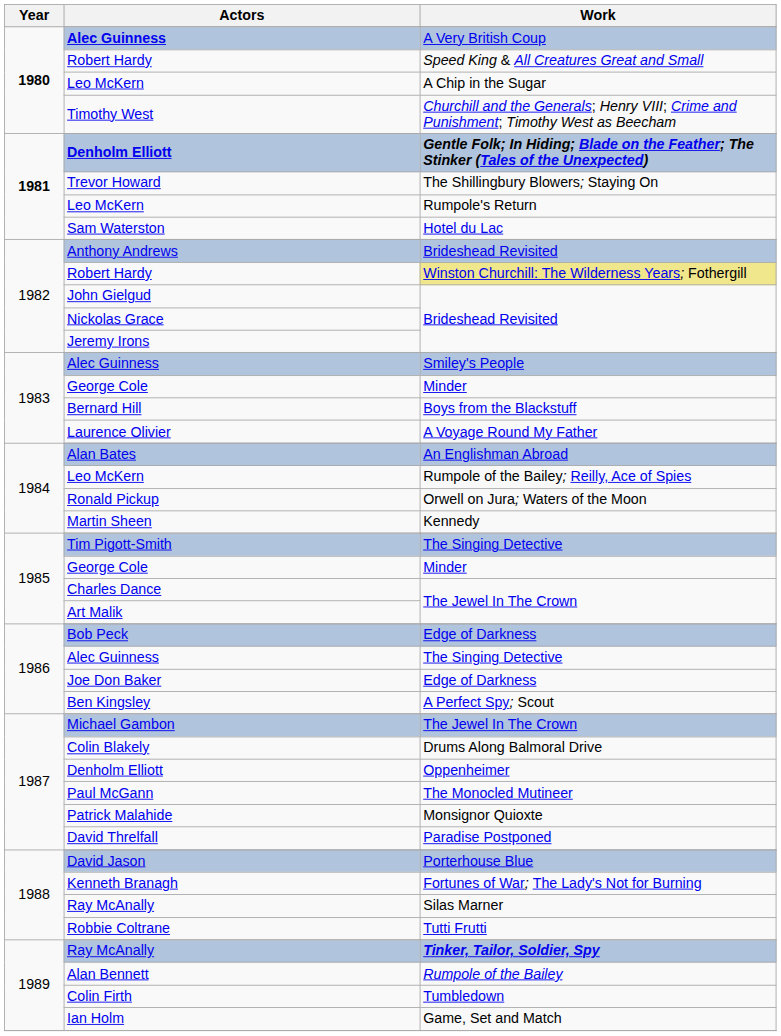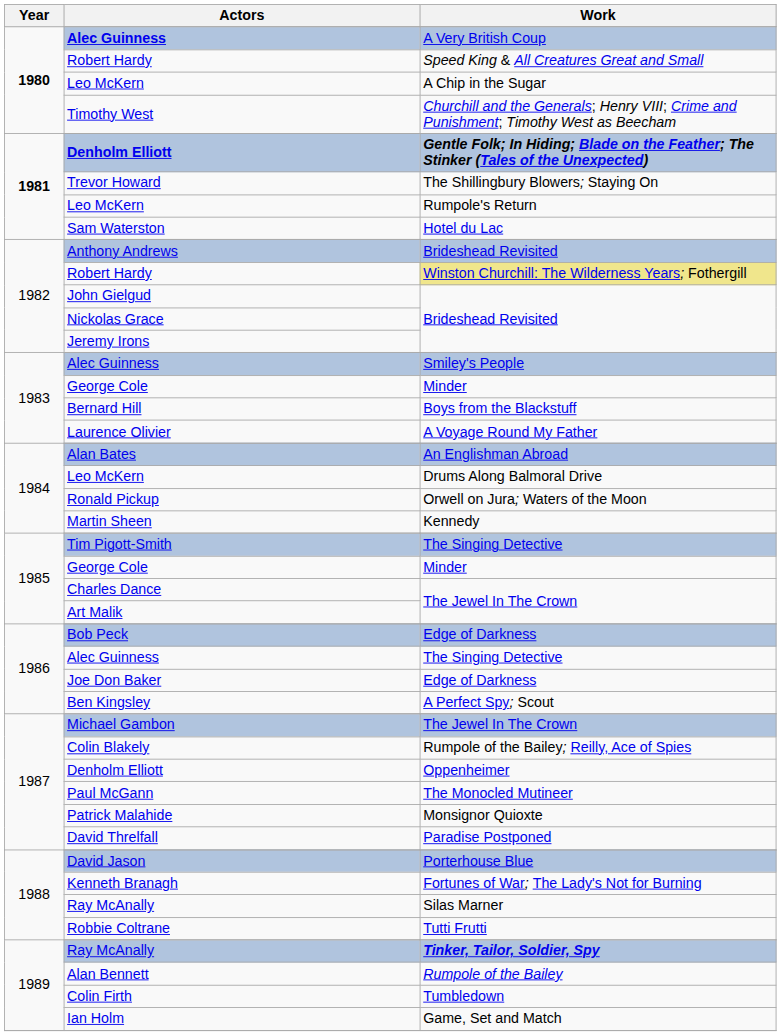(557, 476) Rumpole of the Bailey; Reilly, Ace of Spies -> (513, 476) Drums Along Balmoral Drive
(513, 747) Drums Along Balmoral Drive -> (557, 747) Rumpole of the Bailey; Reilly, Ace of Spies
